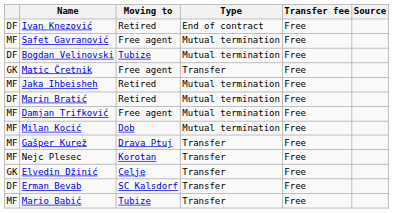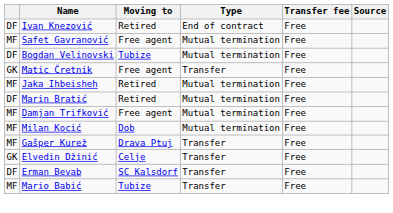- row: (52, 158)
